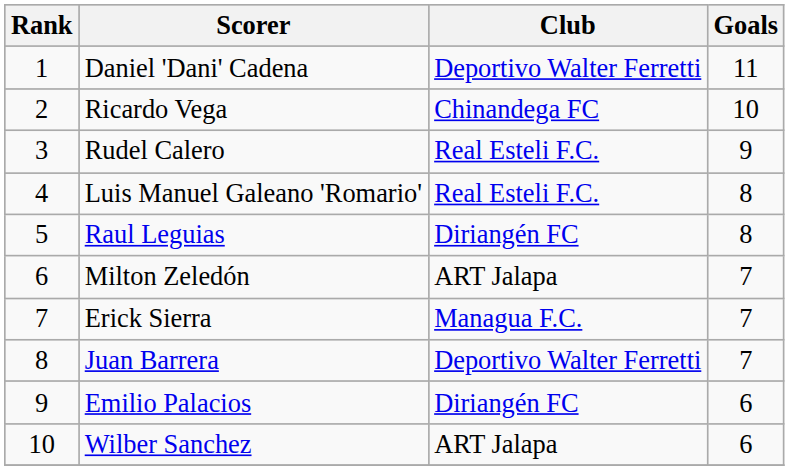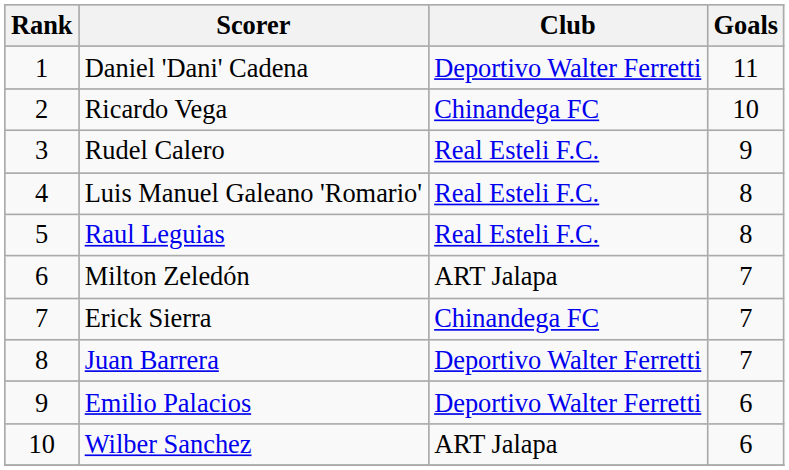(506, 234) Diriangén FC -> (517, 234) Real Esteli F.C.
(508, 318) Managua F.C. -> (517, 318) Chinandega FC
(506, 402) Diriangén FC -> (568, 402) Deportivo Walter Ferretti
